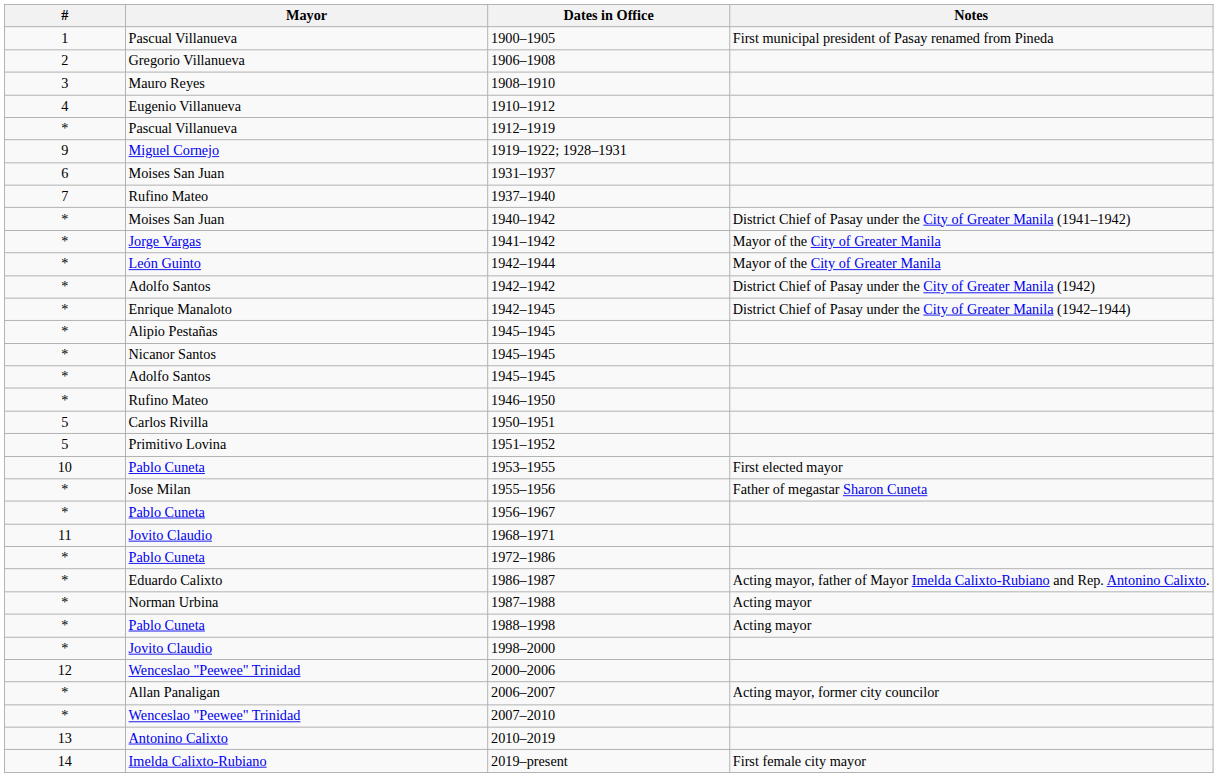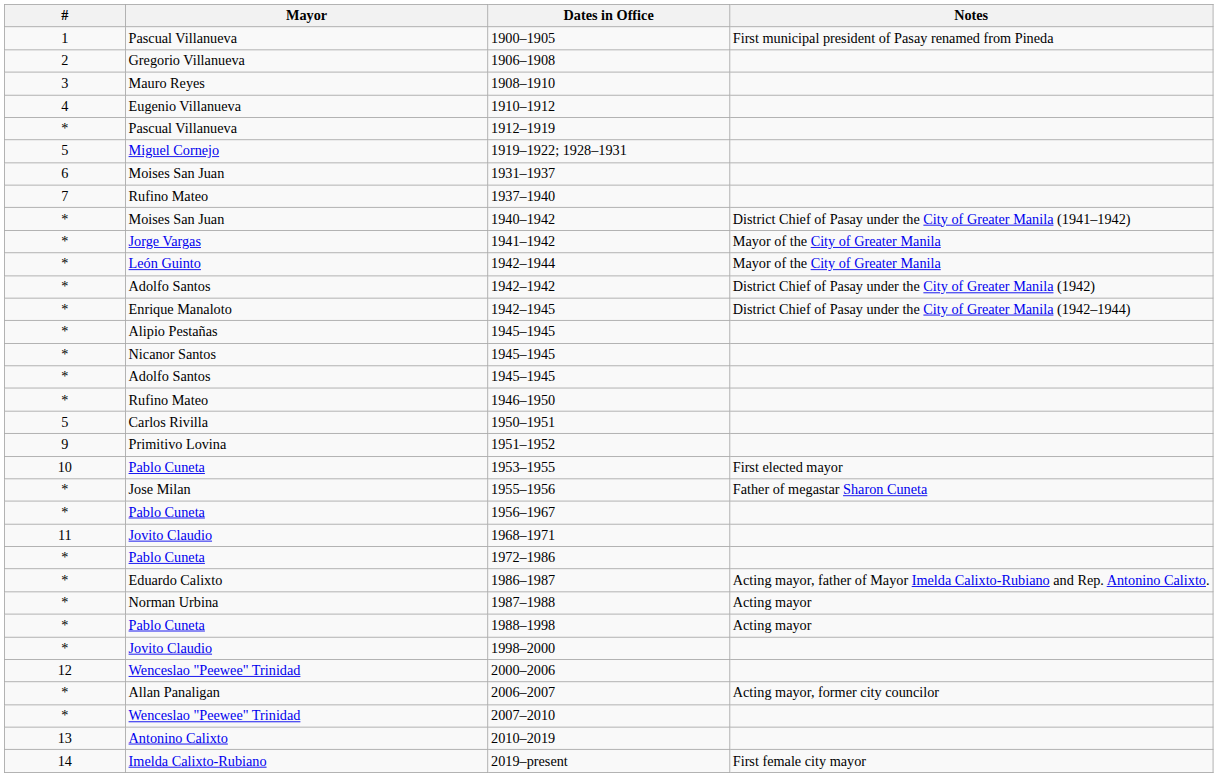(65, 151) 9 -> (65, 151) 5
(65, 444) 5 -> (65, 444) 9
